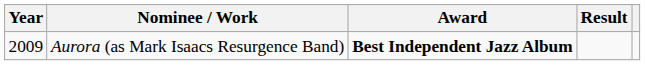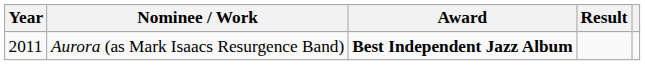(26, 45) 2009 -> (25, 45) 2011
